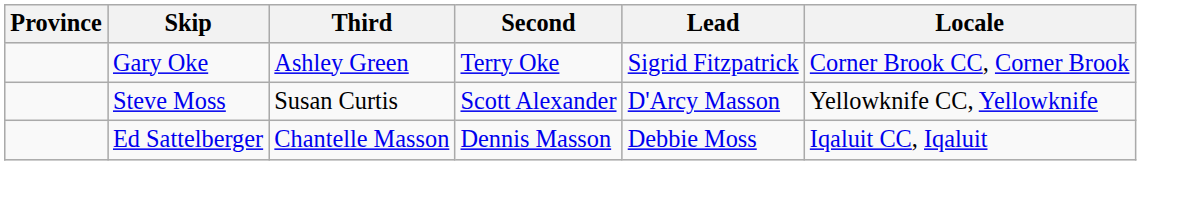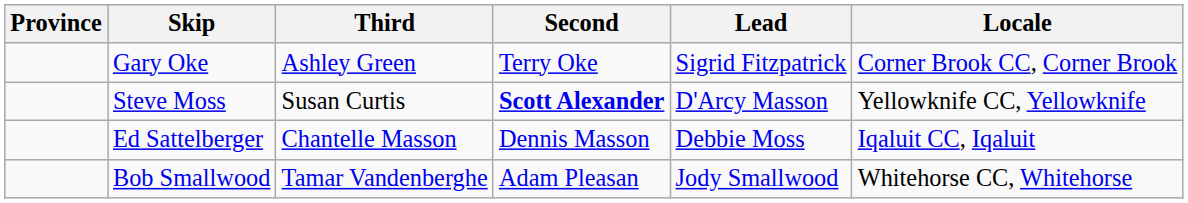(539, 100) normal -> (582, 100) bold
+ row: (192, 178)
